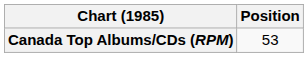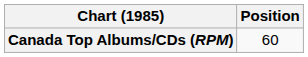(270, 40) 53 -> (270, 40) 60
